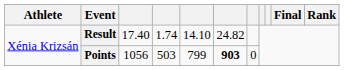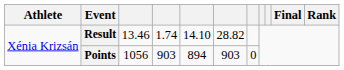(136, 35) 17.40 -> (136, 35) 13.46
(231, 35) 24.82 -> (231, 35) 28.82
(166, 55) 503 -> (166, 55) 903
(197, 55) 799 -> (197, 55) 894
(231, 55) bold -> (231, 55) normal
